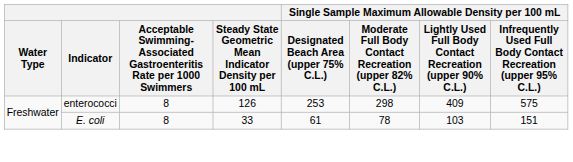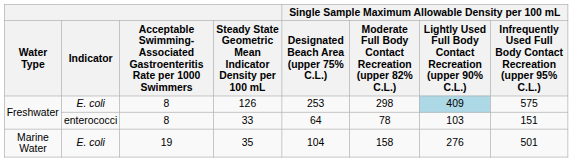(90, 104) enterococci -> (91, 104) E. coli
(455, 104) no background -> (455, 104) lightblue background
(90, 120) E. coli -> (91, 120) enterococci
(315, 120) 61 -> (316, 120) 64
+ row: (247, 143)
